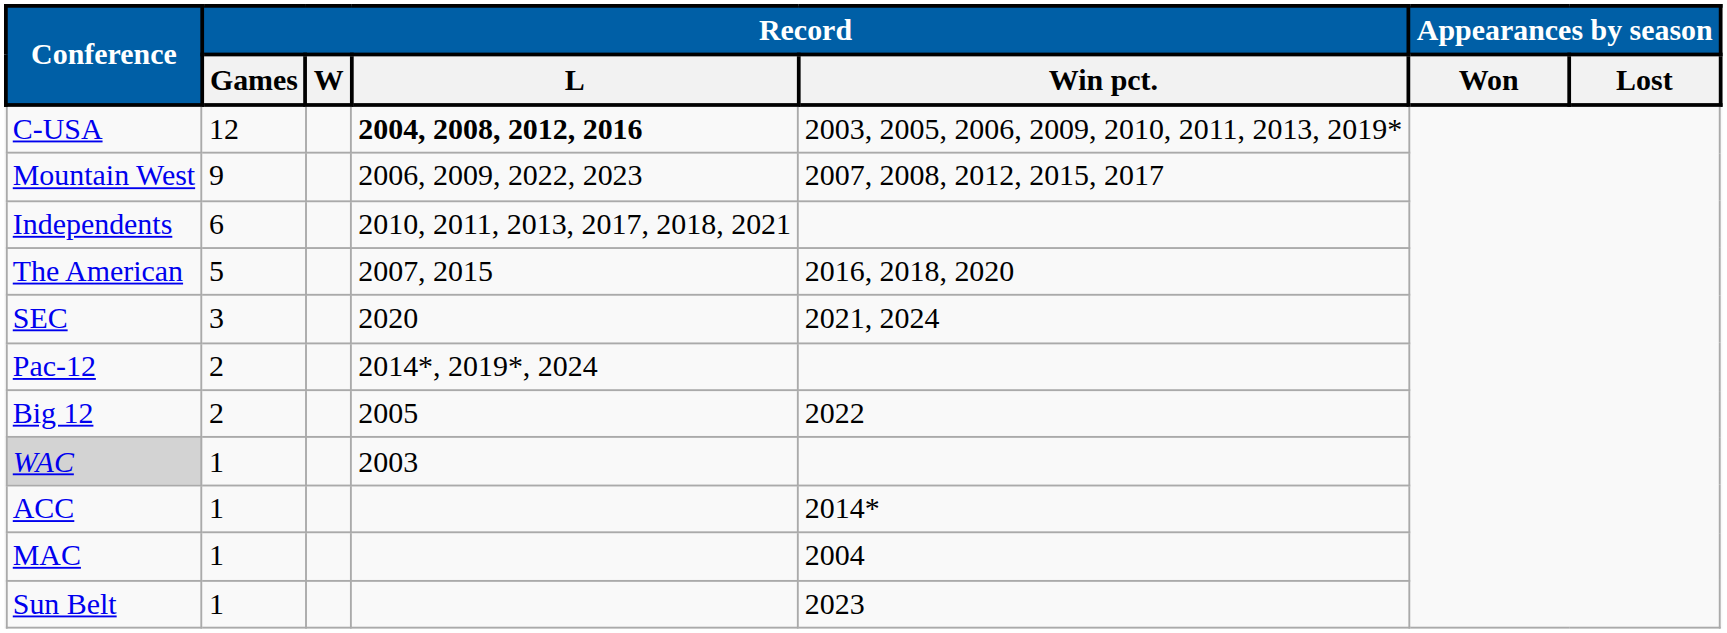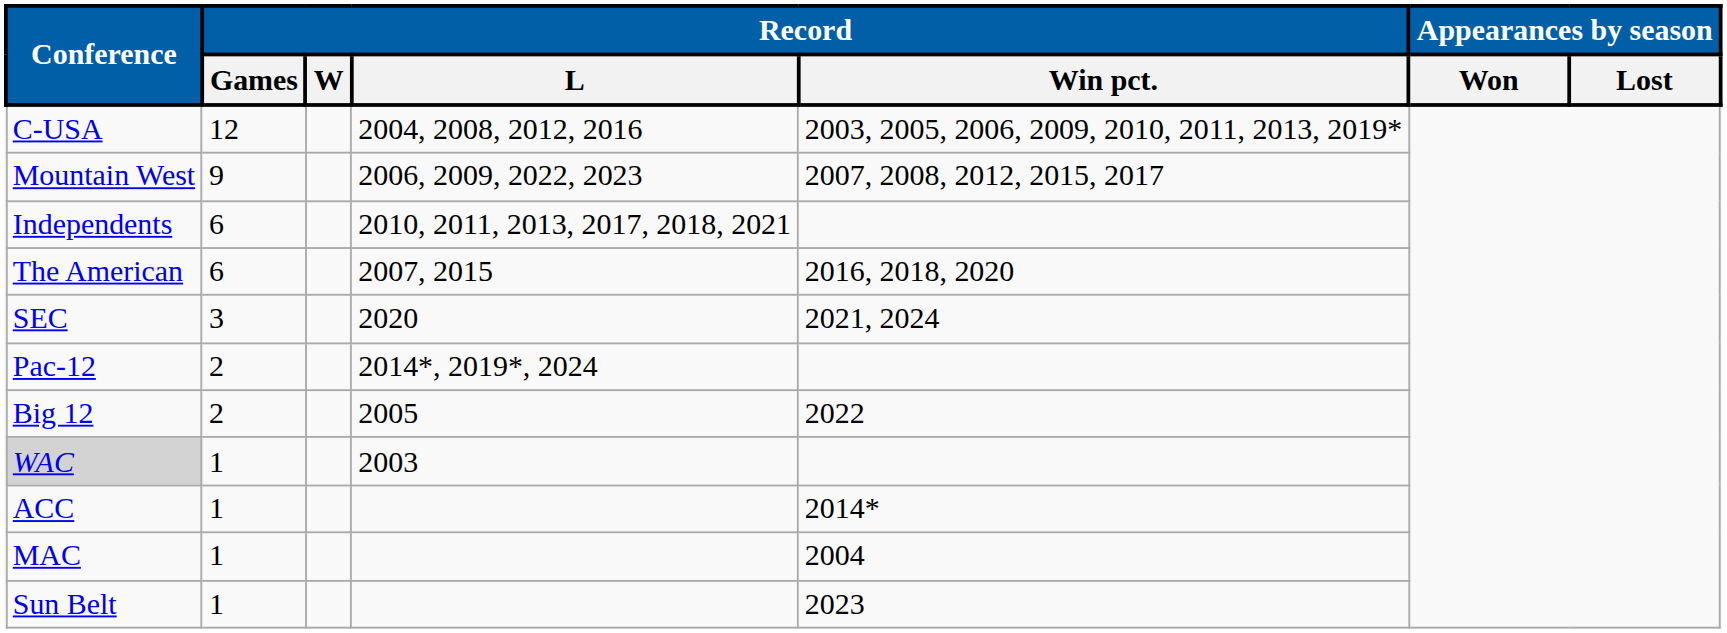(500, 128) bold -> (500, 128) normal
(216, 271) 5 -> (216, 271) 6
